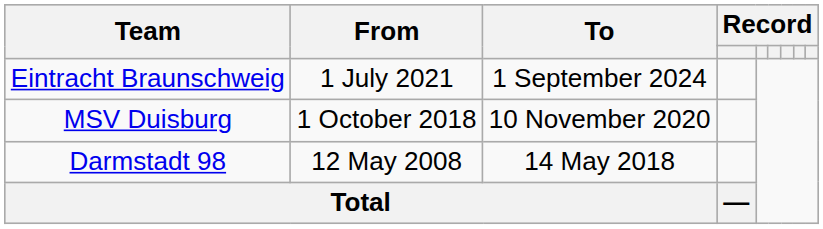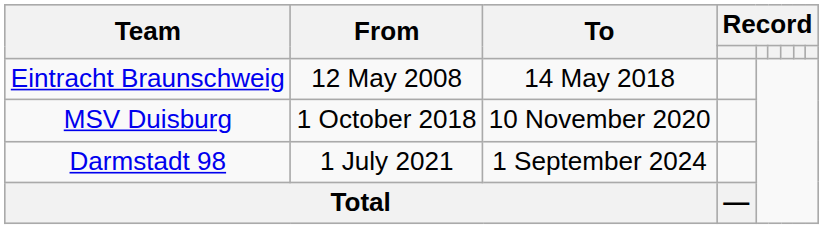(387, 78) 1 July 2021 -> (387, 78) 12 May 2008
(600, 78) 1 September 2024 -> (600, 78) 14 May 2018
(387, 161) 12 May 2008 -> (387, 161) 1 July 2021
(600, 161) 14 May 2018 -> (600, 161) 1 September 2024
